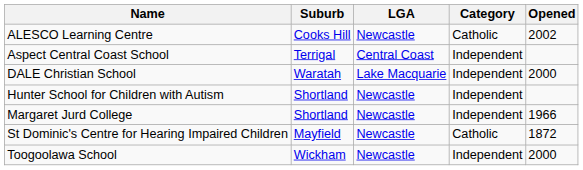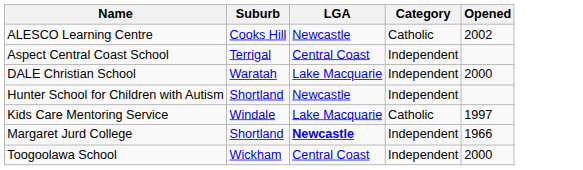+ row: (88, 114)
(386, 114) normal -> (323, 134) bold
- row: (148, 134)
(386, 154) Newcastle -> (331, 154) Central Coast
